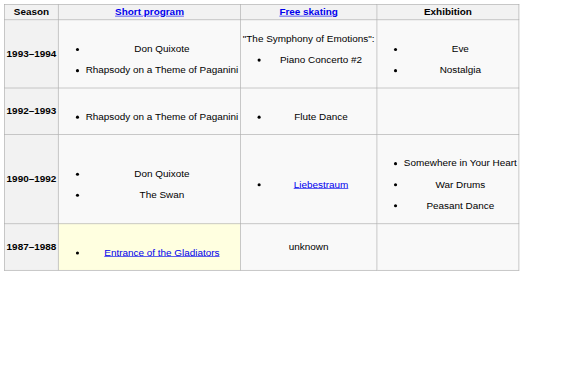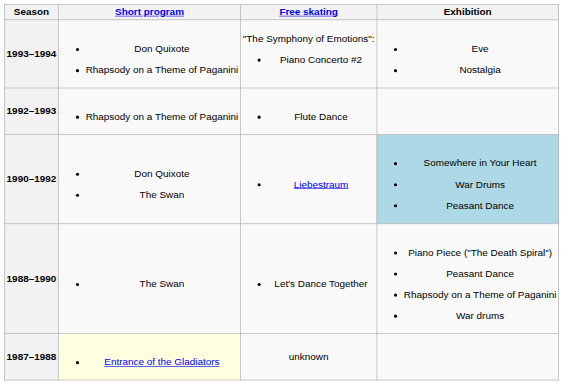(448, 185) no background -> (468, 185) lightblue background
+ row: (31, 278)
